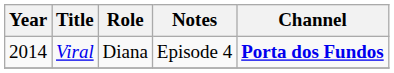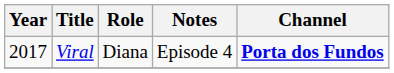(28, 51) 2014 -> (28, 51) 2017
